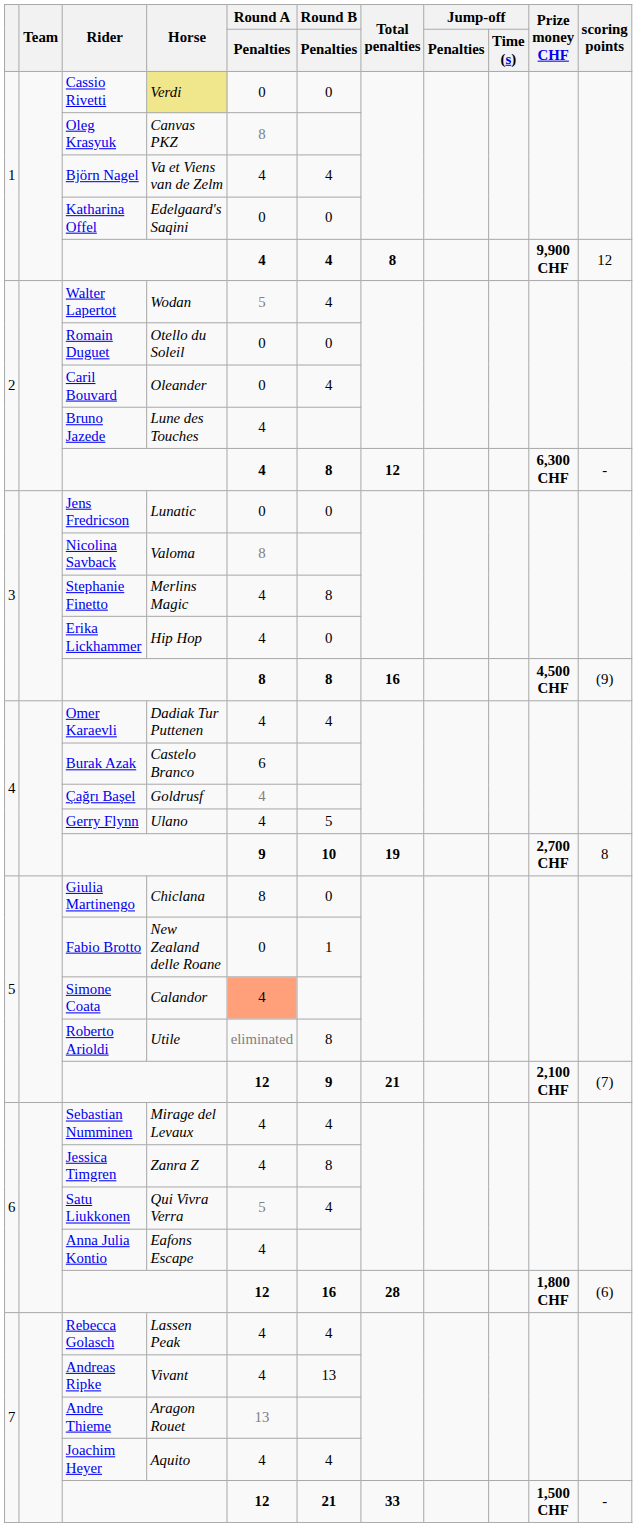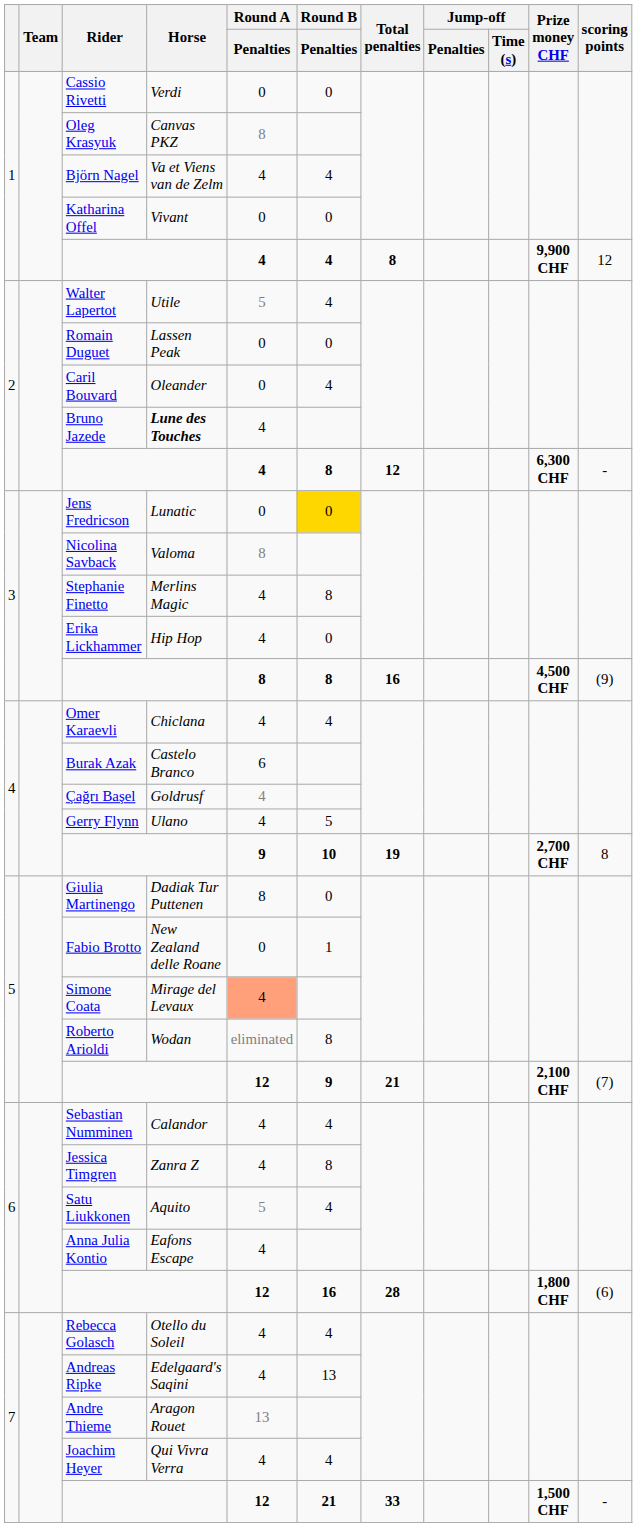(166, 92) khaki background -> (166, 92) no background
(186, 218) Edelgaard's Saqini -> (169, 218) Vivant
(171, 302) Wodan -> (165, 302) Utile
(178, 344) Otello du Soleil -> (171, 344) Lassen Peak
(177, 428) normal -> (178, 428) bold
(329, 512) no background -> (329, 512) gold background
(184, 721) Dadiak Tur Puttenen -> (178, 721) Chiclana
(178, 896) Chiclana -> (184, 896) Dadiak Tur Puttenen
(179, 998) Calandor -> (183, 998) Mirage del Levaux
(165, 1040) Utile -> (171, 1040) Wodan
(183, 1124) Mirage del Levaux -> (179, 1124) Calandor
(179, 1208) Qui Vivra Verra -> (170, 1208) Aquito
(171, 1333) Lassen Peak -> (178, 1333) Otello du Soleil
(169, 1375) Vivant -> (186, 1375) Edelgaard's Saqini
(170, 1459) Aquito -> (179, 1459) Qui Vivra Verra
